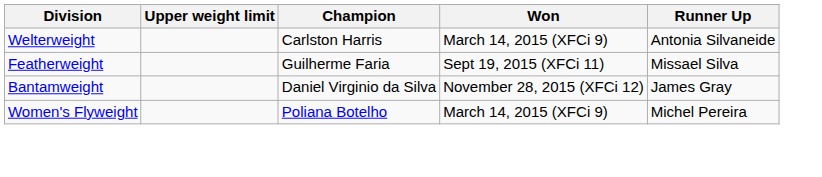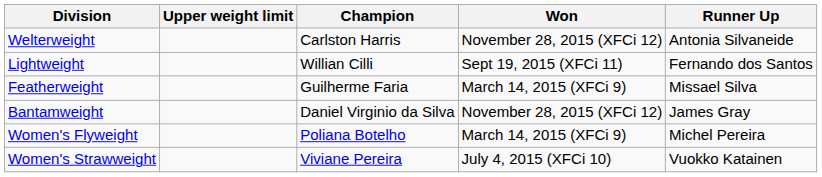(525, 40) March 14, 2015 (XFCi 9) -> (562, 40) November 28, 2015 (XFCi 12)
+ row: (46, 64)
(524, 64) Sept 19, 2015 (XFCi 11) -> (544, 87) March 14, 2015 (XFCi 9)
+ row: (82, 159)
